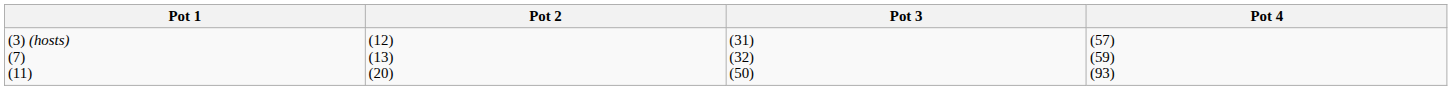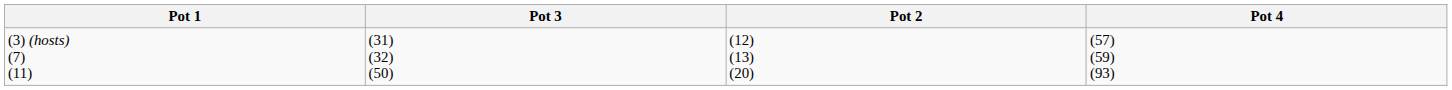columns swapped: (545, 16) <-> (906, 16)
